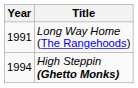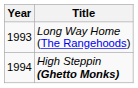(19, 37) 1991 -> (19, 37) 1993
